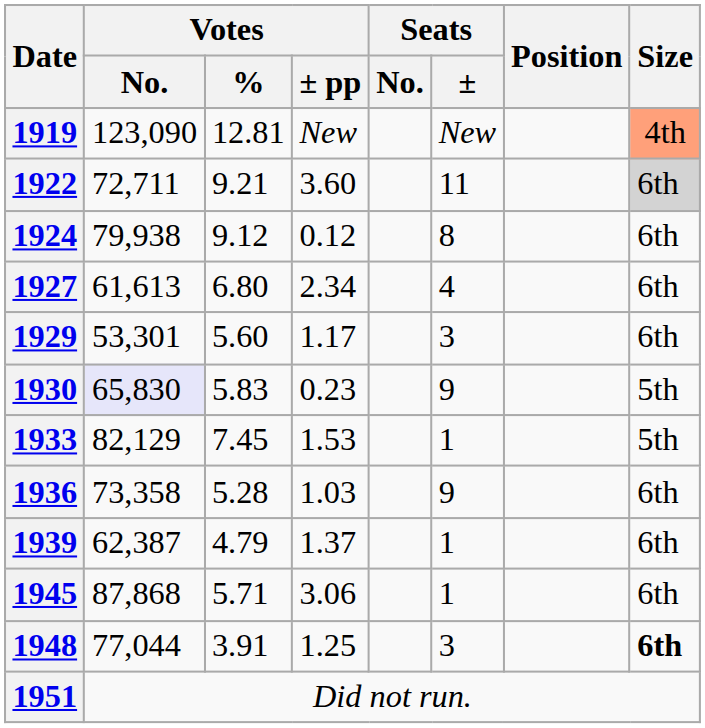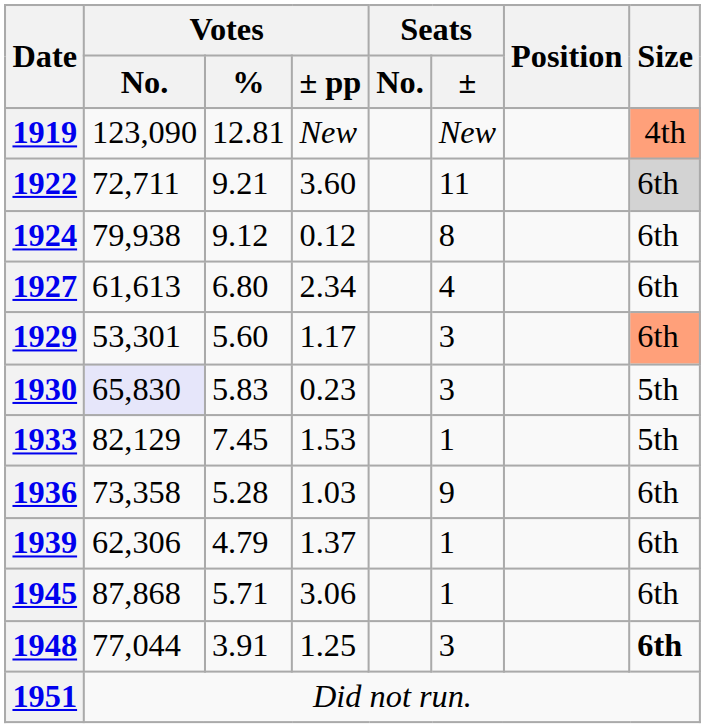(658, 337) no background -> (658, 337) lightsalmon background
(447, 388) 9 -> (447, 388) 3
(136, 542) 62,387 -> (136, 542) 62,306
